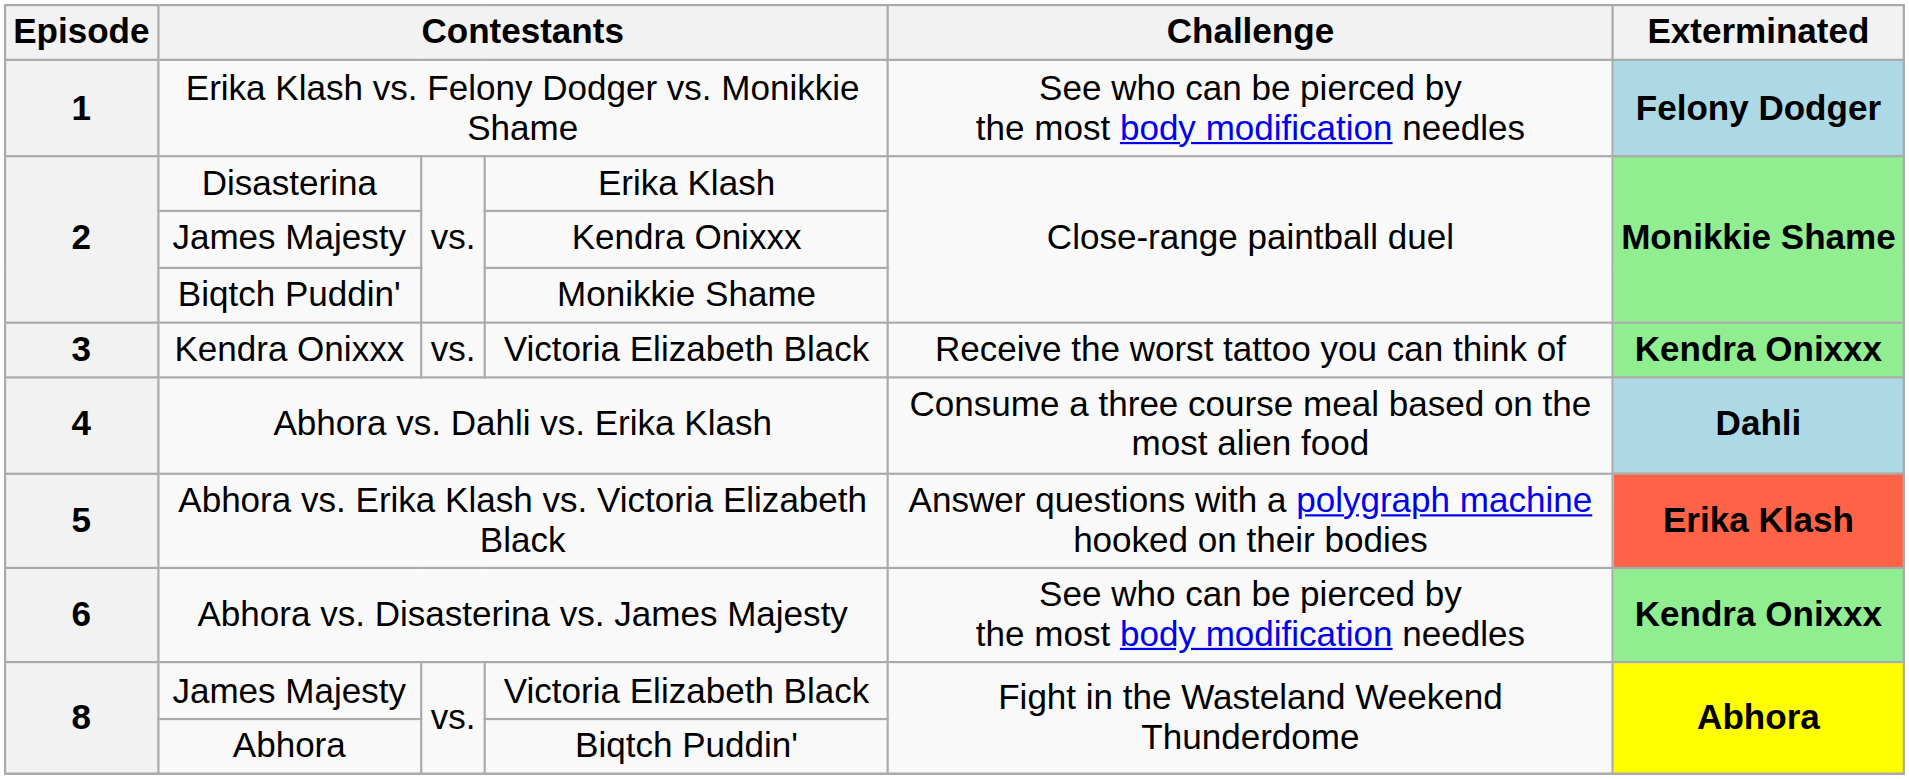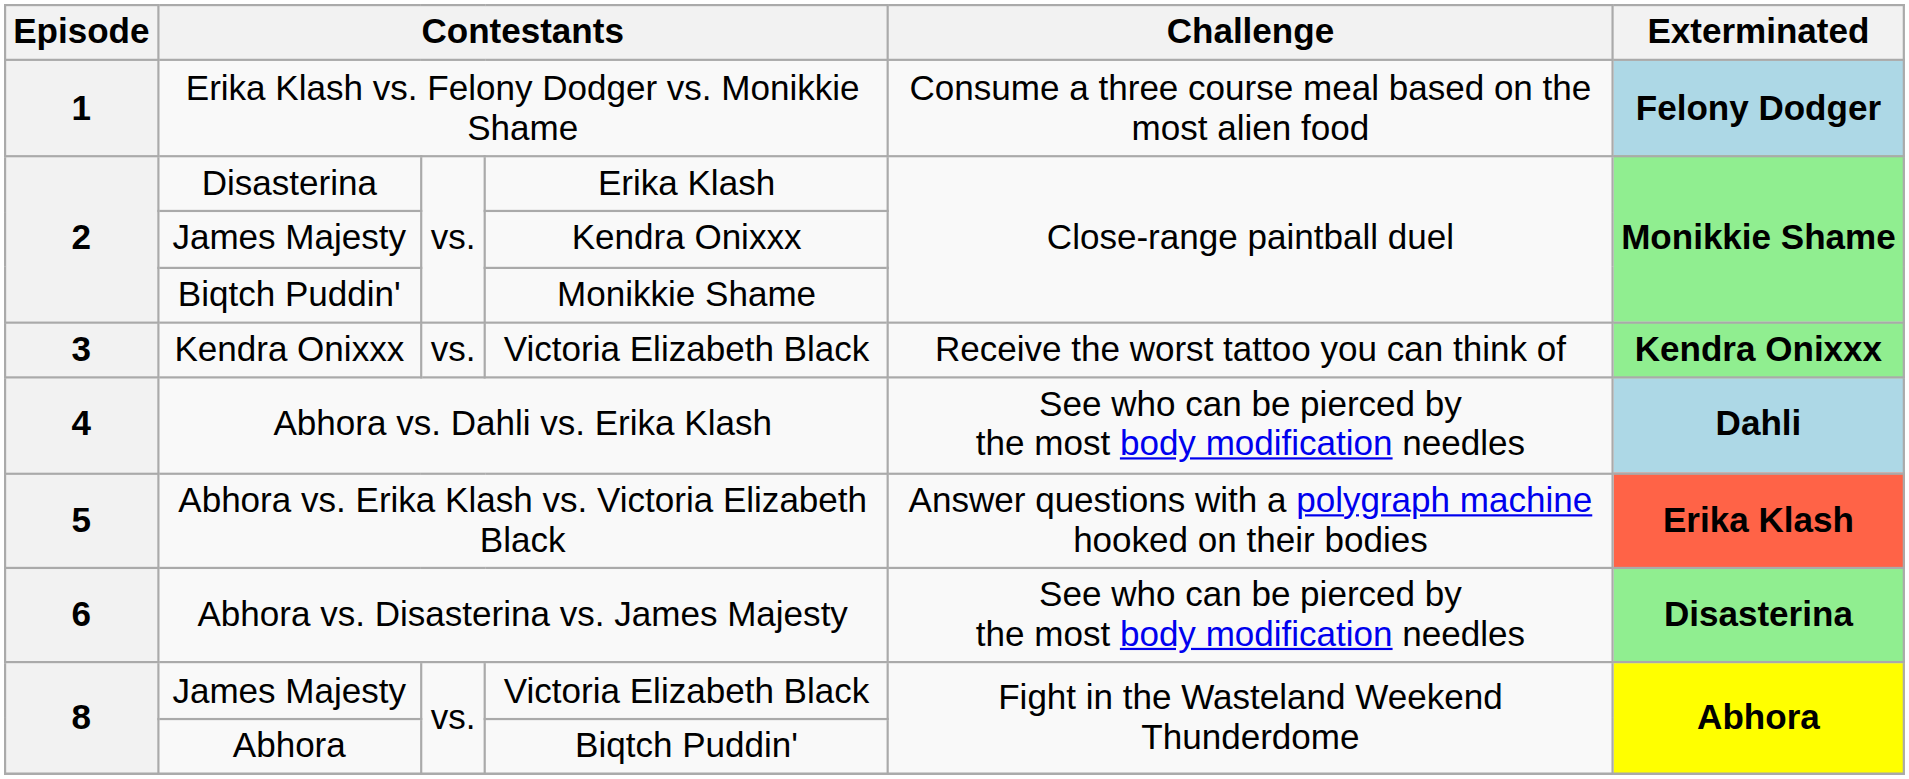(1250, 107) See who can be pierced by the most body modification needles -> (1250, 107) Consume a three course meal based on the most alien food
(1250, 424) Consume a three course meal based on the most alien food -> (1250, 424) See who can be pierced by the most body modification needles
(1758, 614) Kendra Onixxx -> (1758, 614) Disasterina
